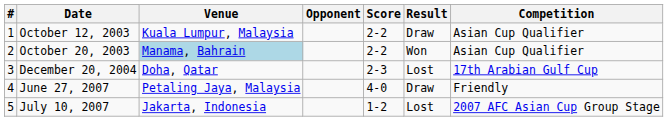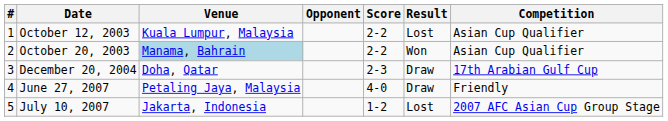(420, 32) Draw -> (420, 32) Lost
(420, 70) Lost -> (420, 70) Draw
